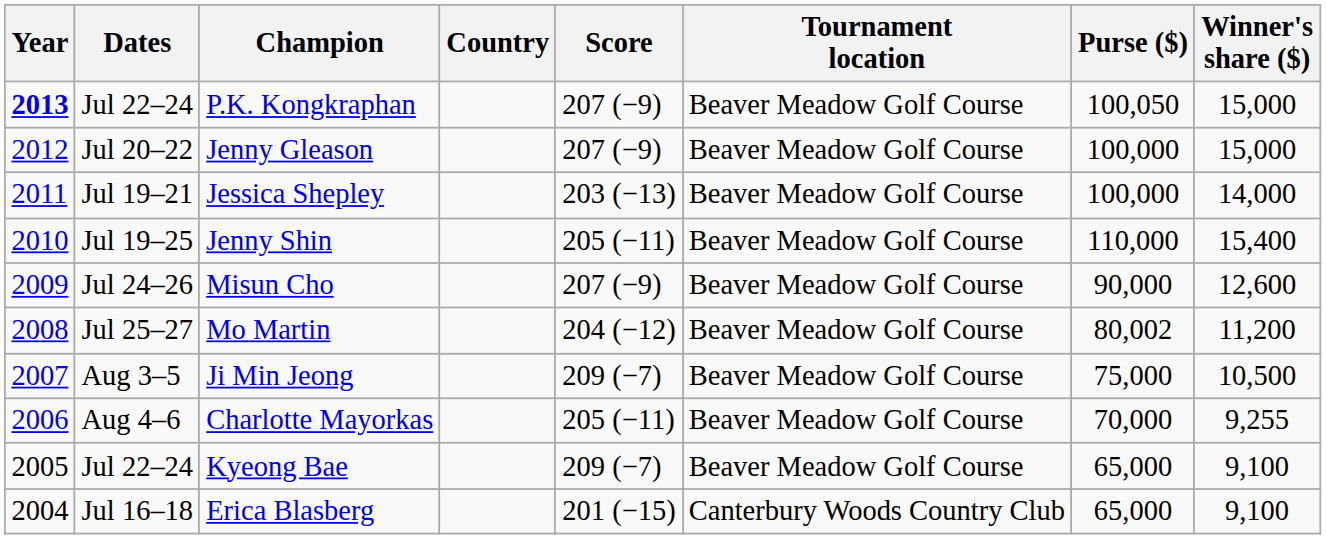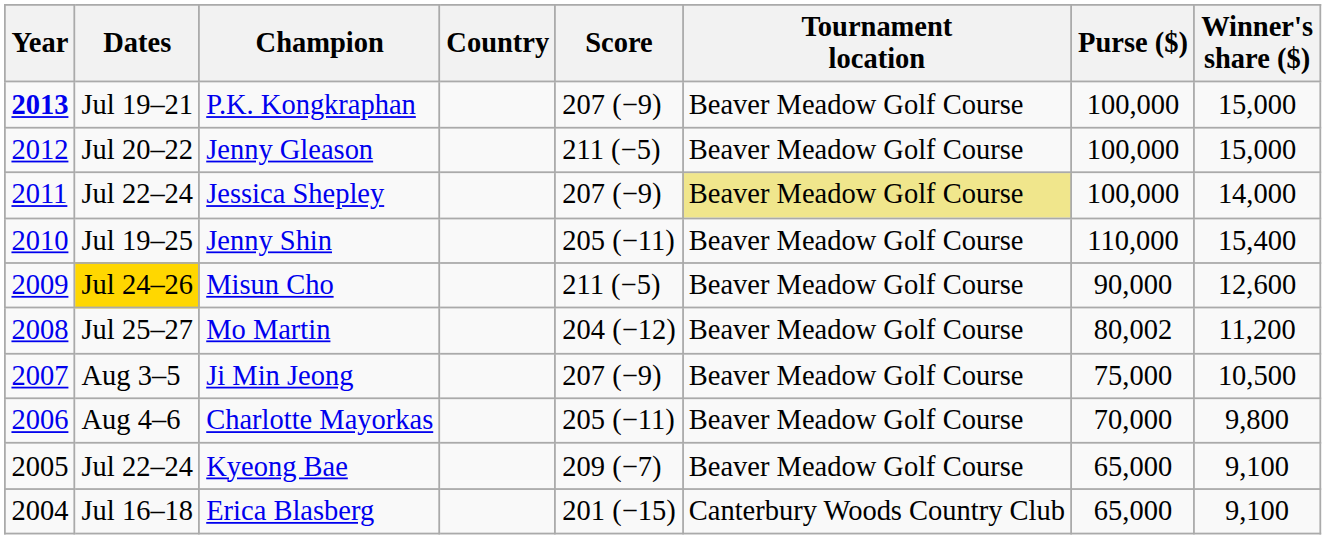(137, 104) Jul 22–24 -> (137, 104) Jul 19–21
(1133, 104) 100,050 -> (1133, 104) 100,000
(612, 149) 207 (−9) -> (611, 149) 211 (−5)
(137, 194) Jul 19–21 -> (137, 194) Jul 22–24
(619, 194) 203 (−13) -> (612, 194) 207 (−9)
(856, 194) no background -> (856, 194) khaki background
(137, 284) no background -> (137, 284) gold background
(612, 284) 207 (−9) -> (611, 284) 211 (−5)
(612, 375) 209 (−7) -> (612, 375) 207 (−9)
(1257, 420) 9,255 -> (1257, 420) 9,800
